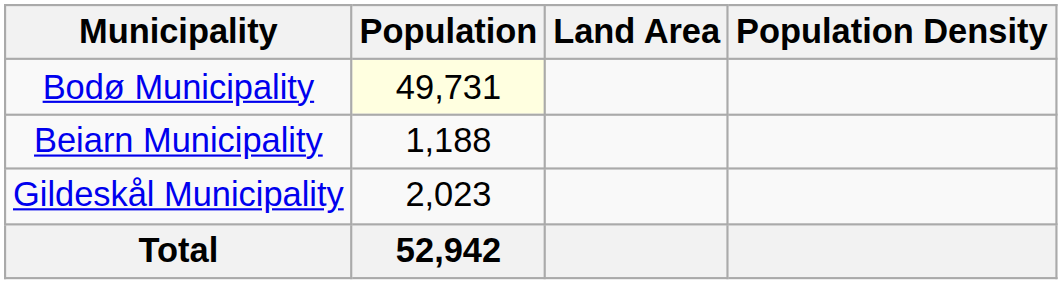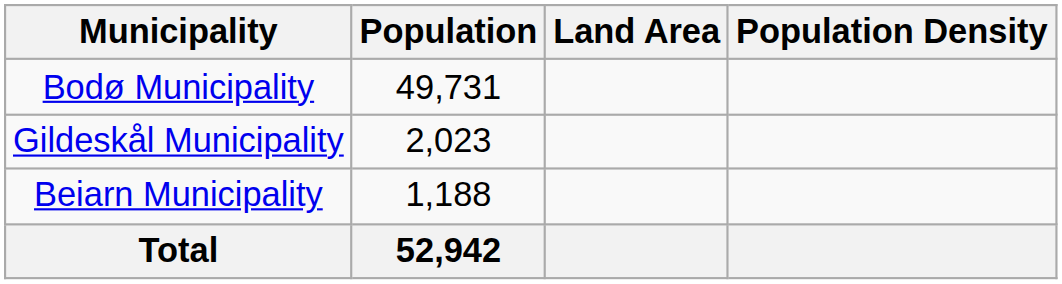(448, 86) lightyellow background -> (448, 86) no background
rows swapped: (178, 195) <-> (178, 140)
